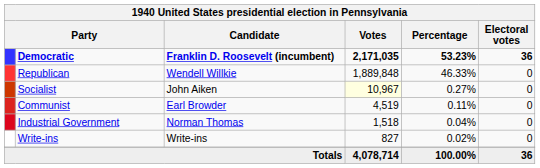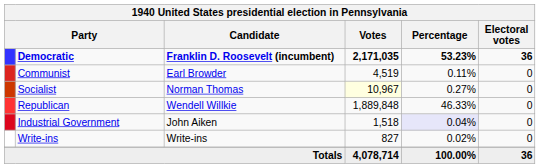rows swapped: (44, 73) <-> (44, 106)
(192, 90) John Aiken -> (205, 90) Norman Thomas
(205, 122) Norman Thomas -> (192, 122) John Aiken
(461, 122) no background -> (461, 122) lavender background
